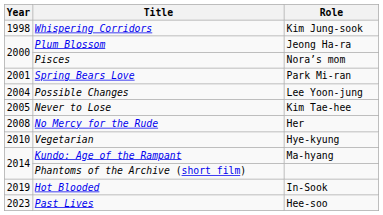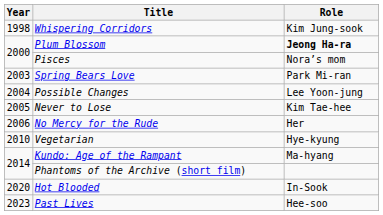(319, 44) normal -> (319, 44) bold
(18, 76) 2001 -> (18, 76) 2003
(18, 124) 2008 -> (18, 124) 2006
(18, 187) 2019 -> (18, 187) 2020
